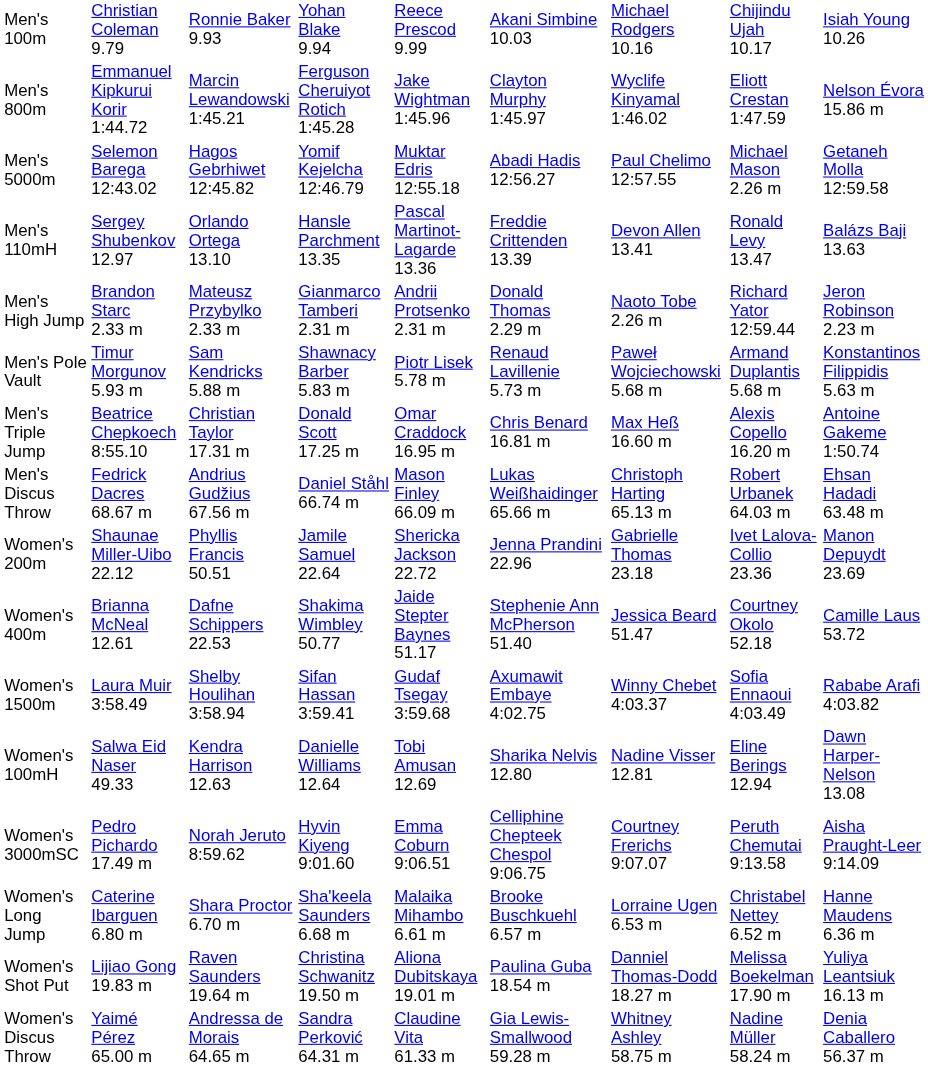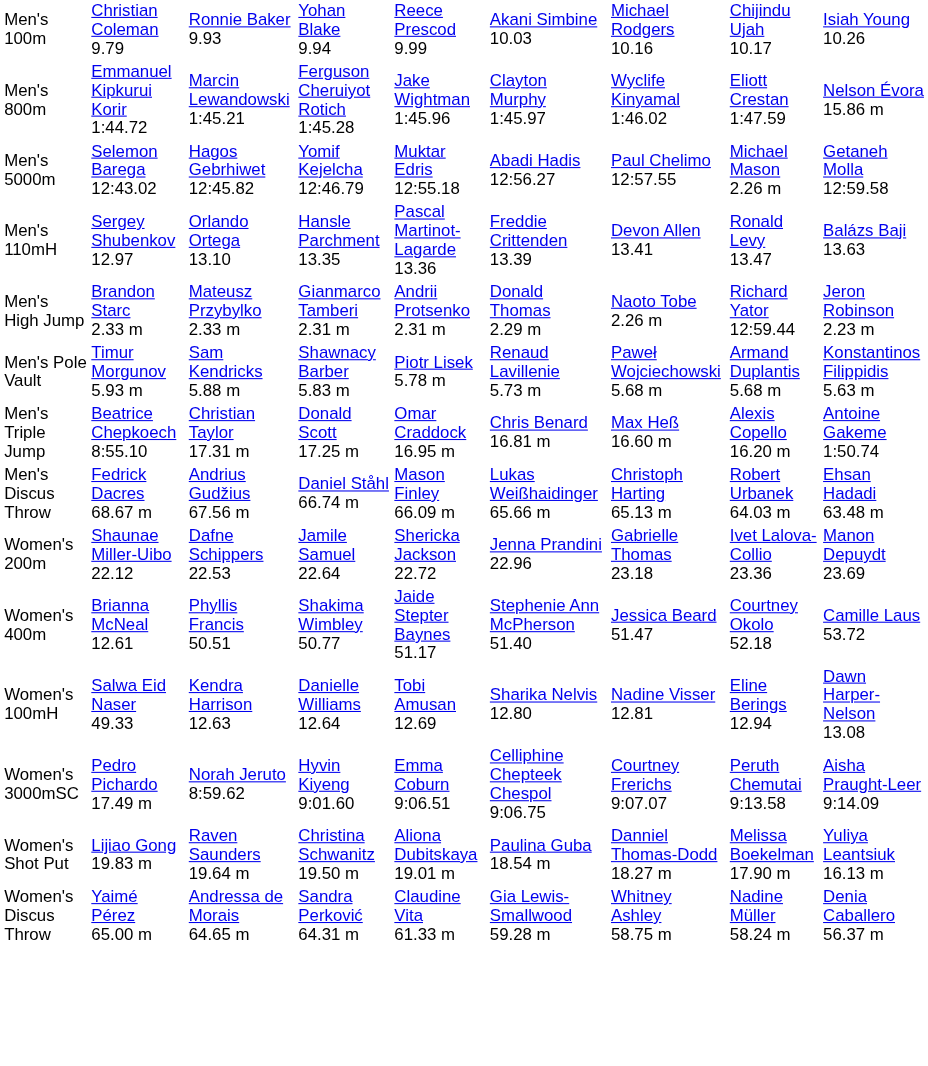(216, 554) Phyllis Francis 50.51 -> (226, 554) Dafne Schippers 22.53
(226, 624) Dafne Schippers 22.53 -> (216, 624) Phyllis Francis 50.51
- row: (39, 695)
- row: (39, 915)
